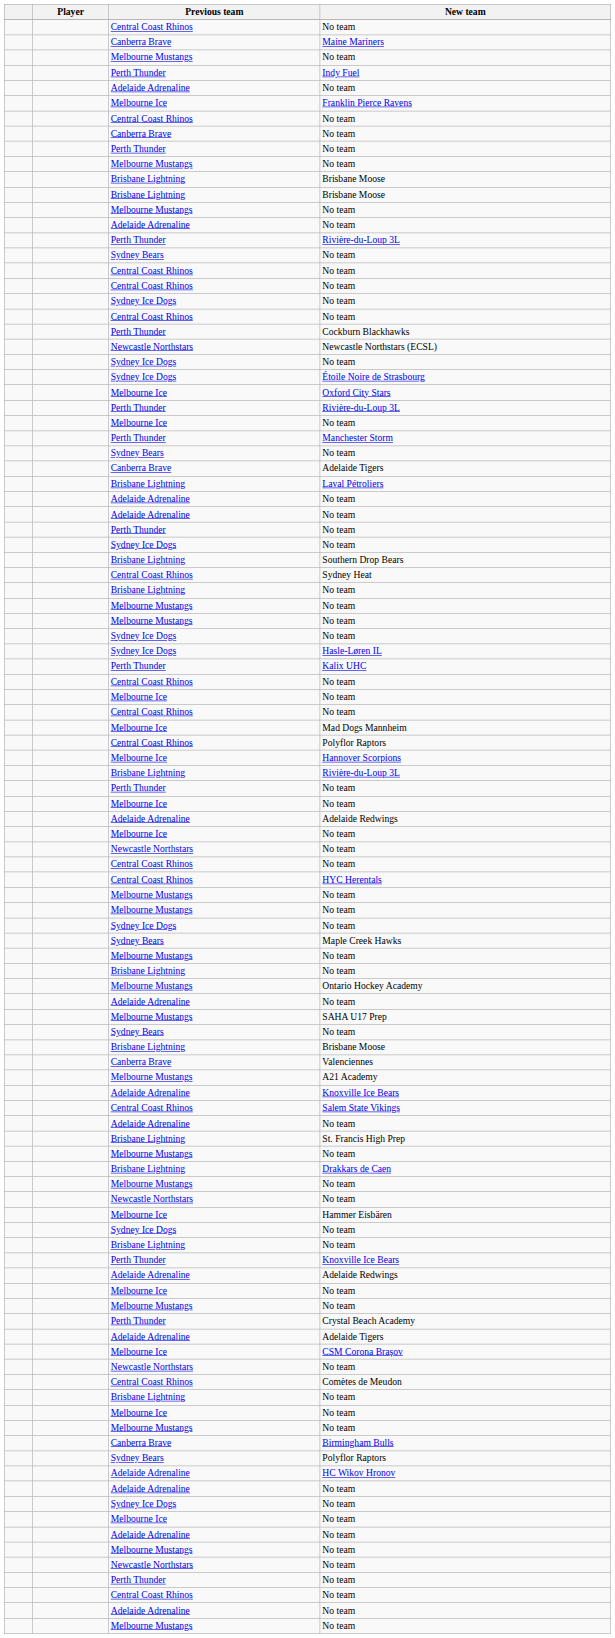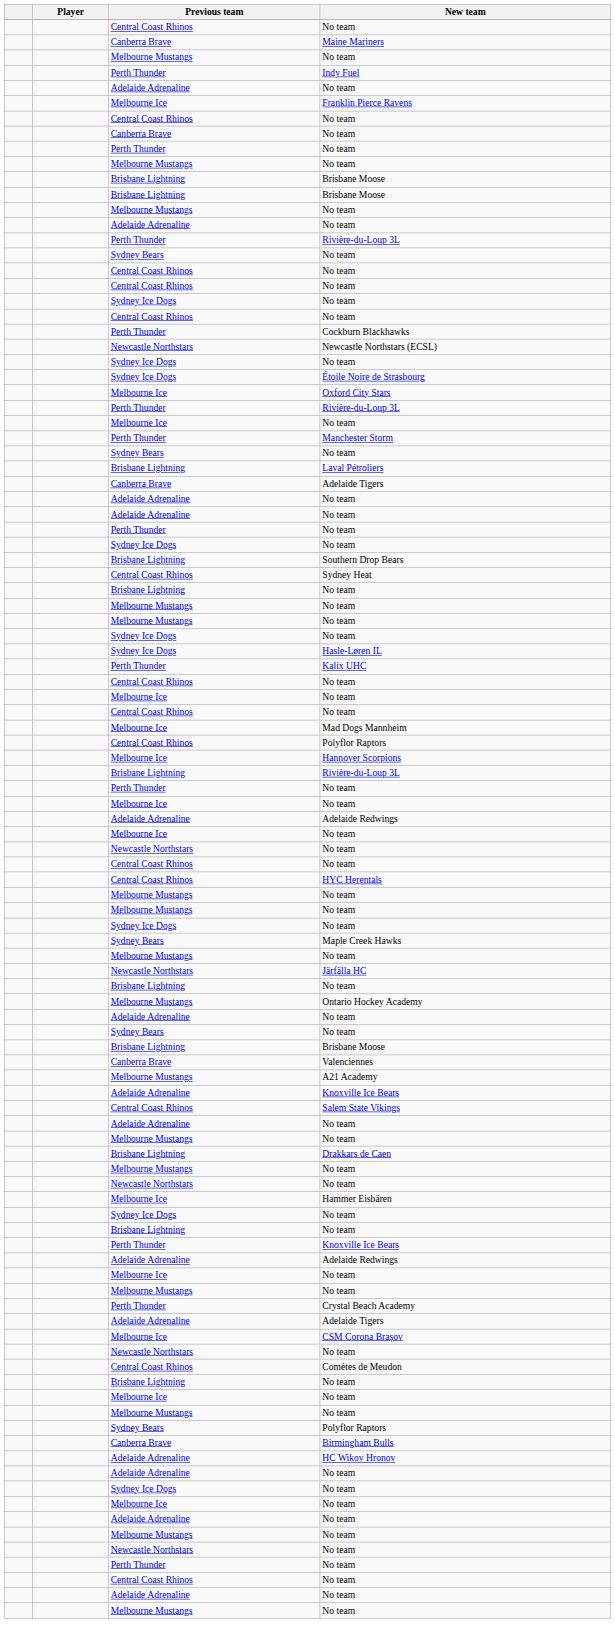rows swapped: (148, 484) <-> (141, 468)
+ row: (152, 971)
- row: (152, 1016)
- row: (148, 1138)
rows swapped: (137, 1458) <-> (141, 1443)
